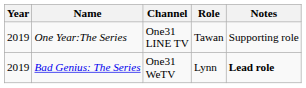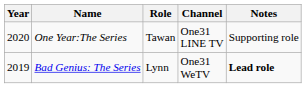columns swapped: (209, 13) <-> (167, 13)
(18, 37) 2019 -> (18, 37) 2020
